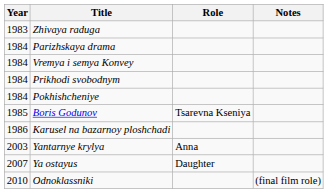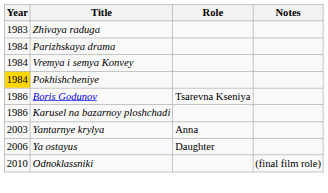- row: (76, 79)
(17, 96) no background -> (17, 79) gold background
(17, 113) 1985 -> (17, 96) 1986
(17, 163) 2007 -> (17, 146) 2006
